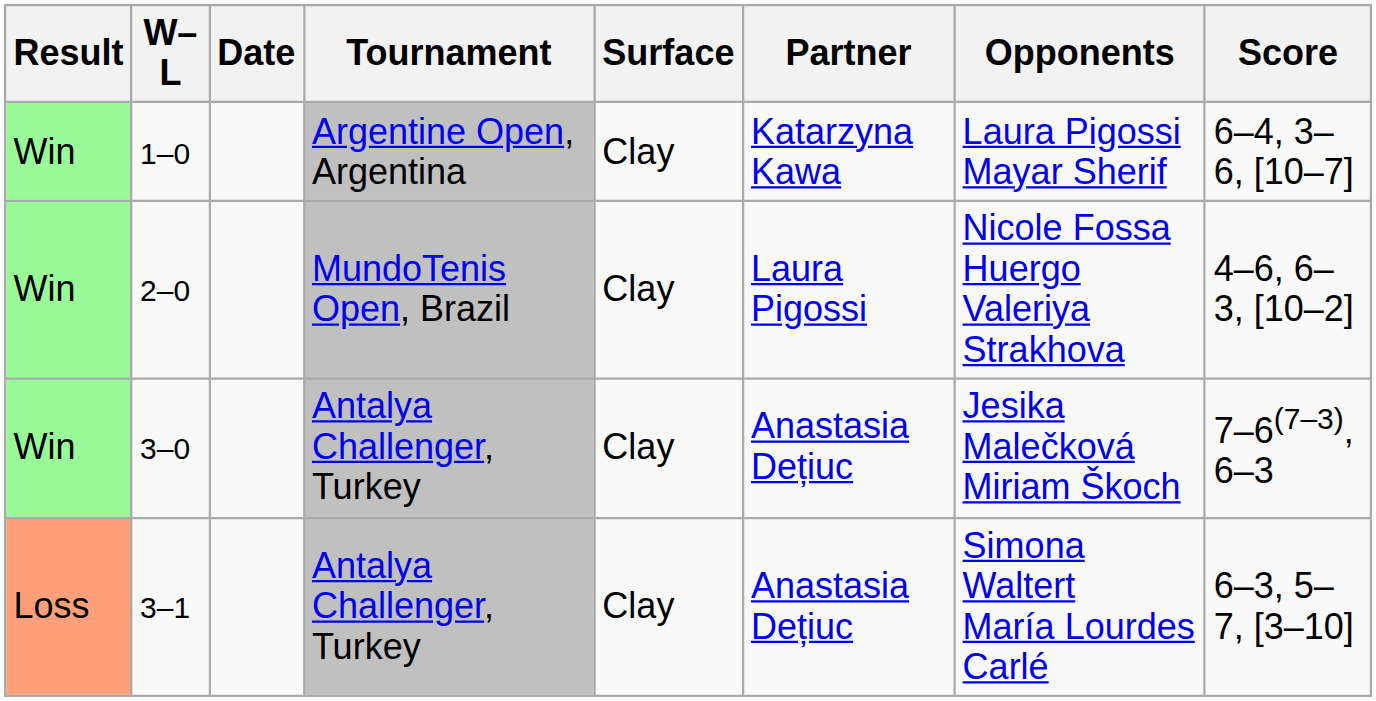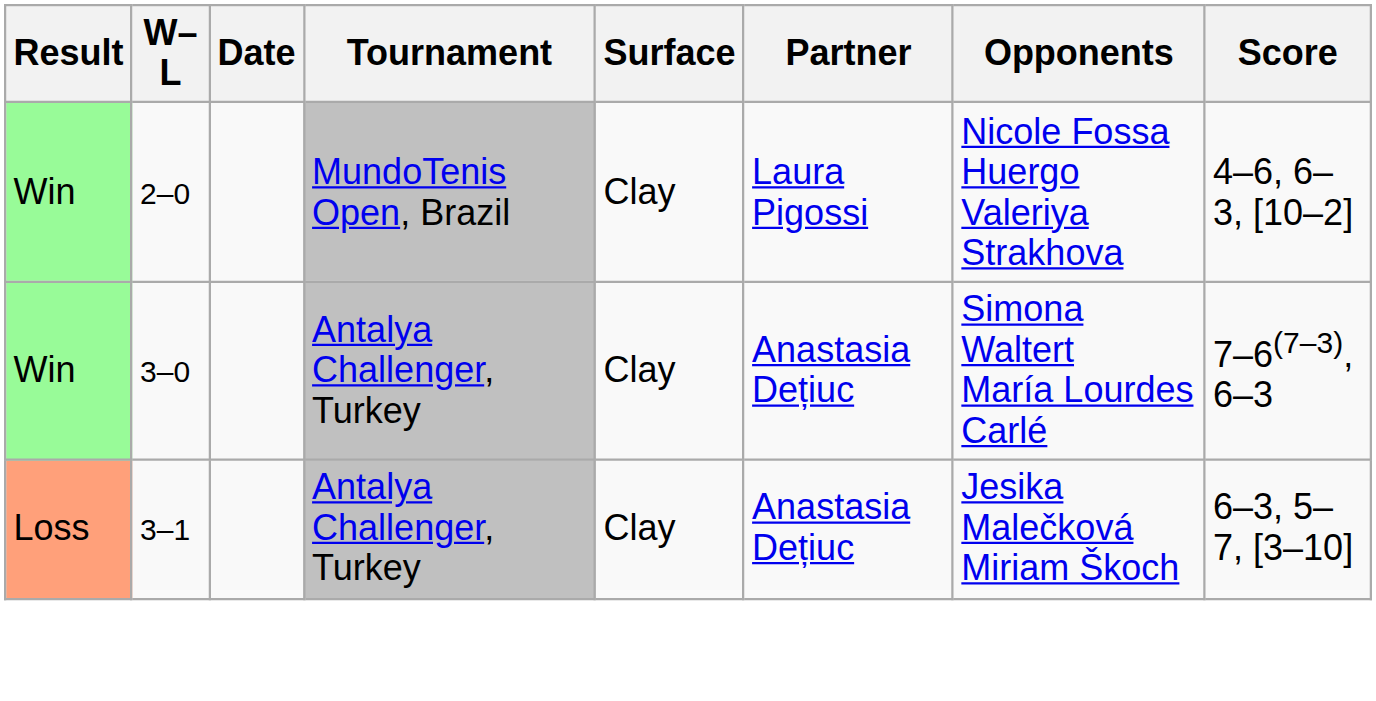- row: (165, 153)
(1072, 447) Jesika Malečková Miriam Škoch -> (1077, 369) Simona Waltert María Lourdes Carlé
(1079, 605) Simona Waltert María Lourdes Carlé -> (1070, 528) Jesika Malečková Miriam Škoch
